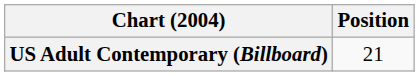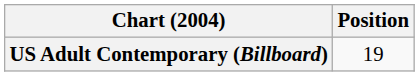(373, 53) 21 -> (373, 53) 19
